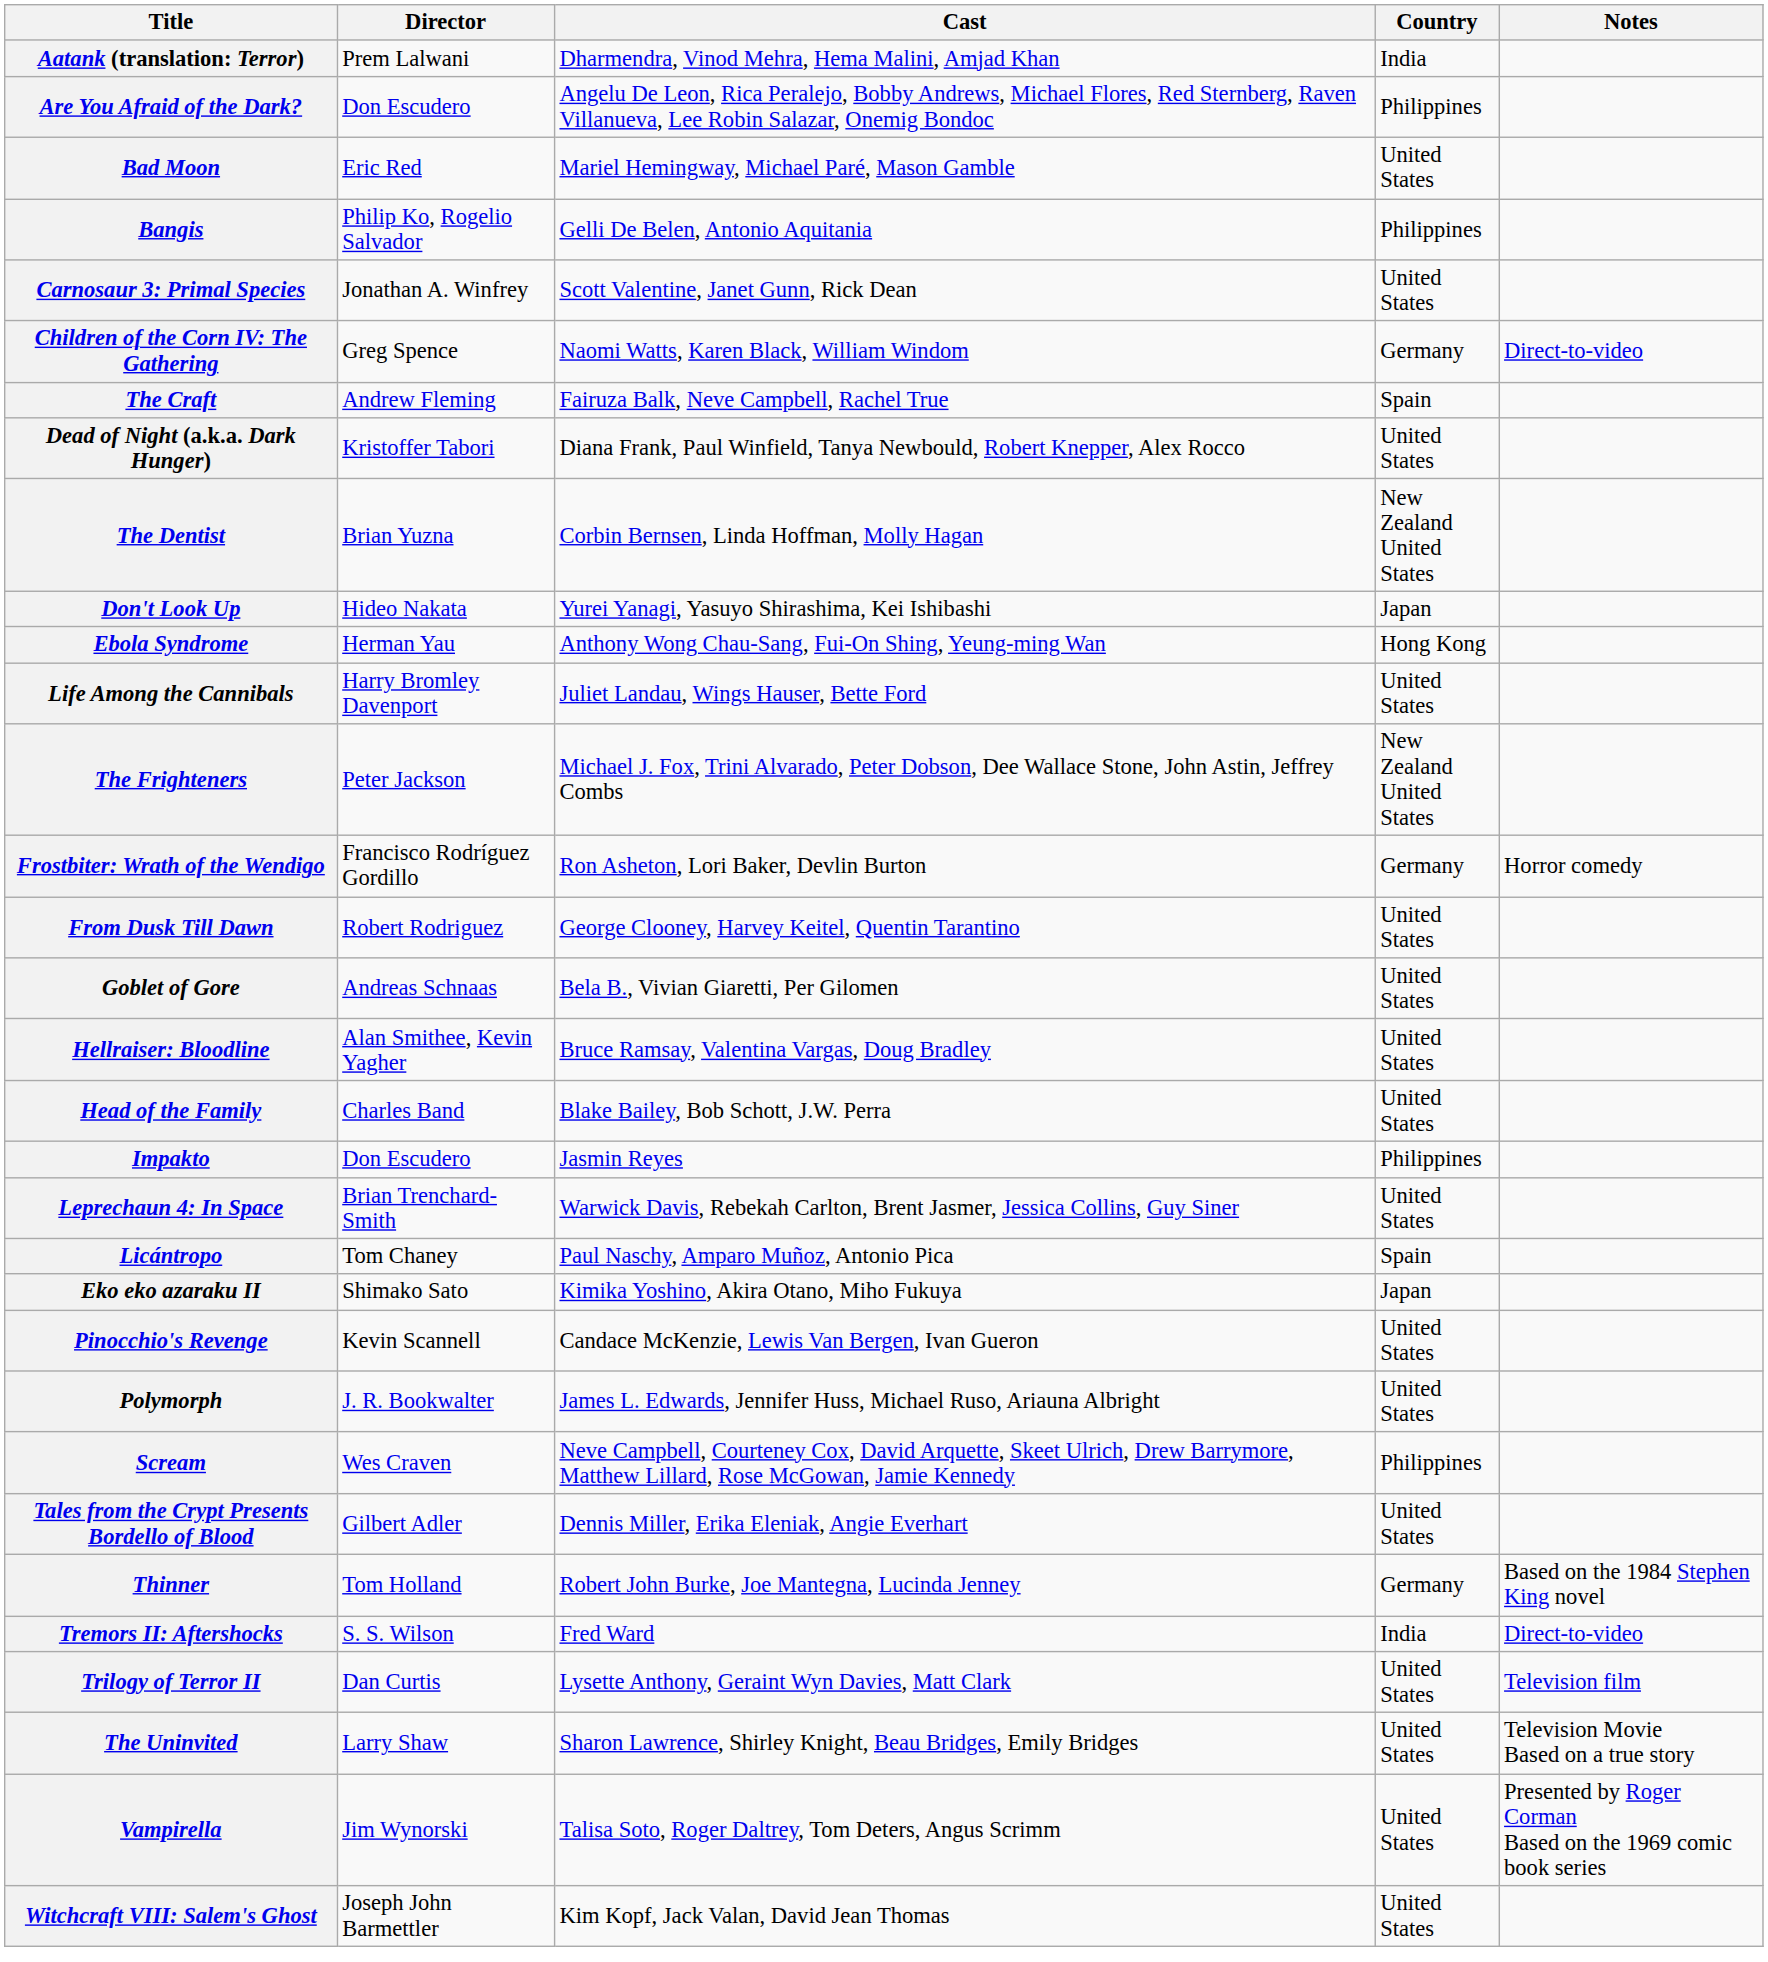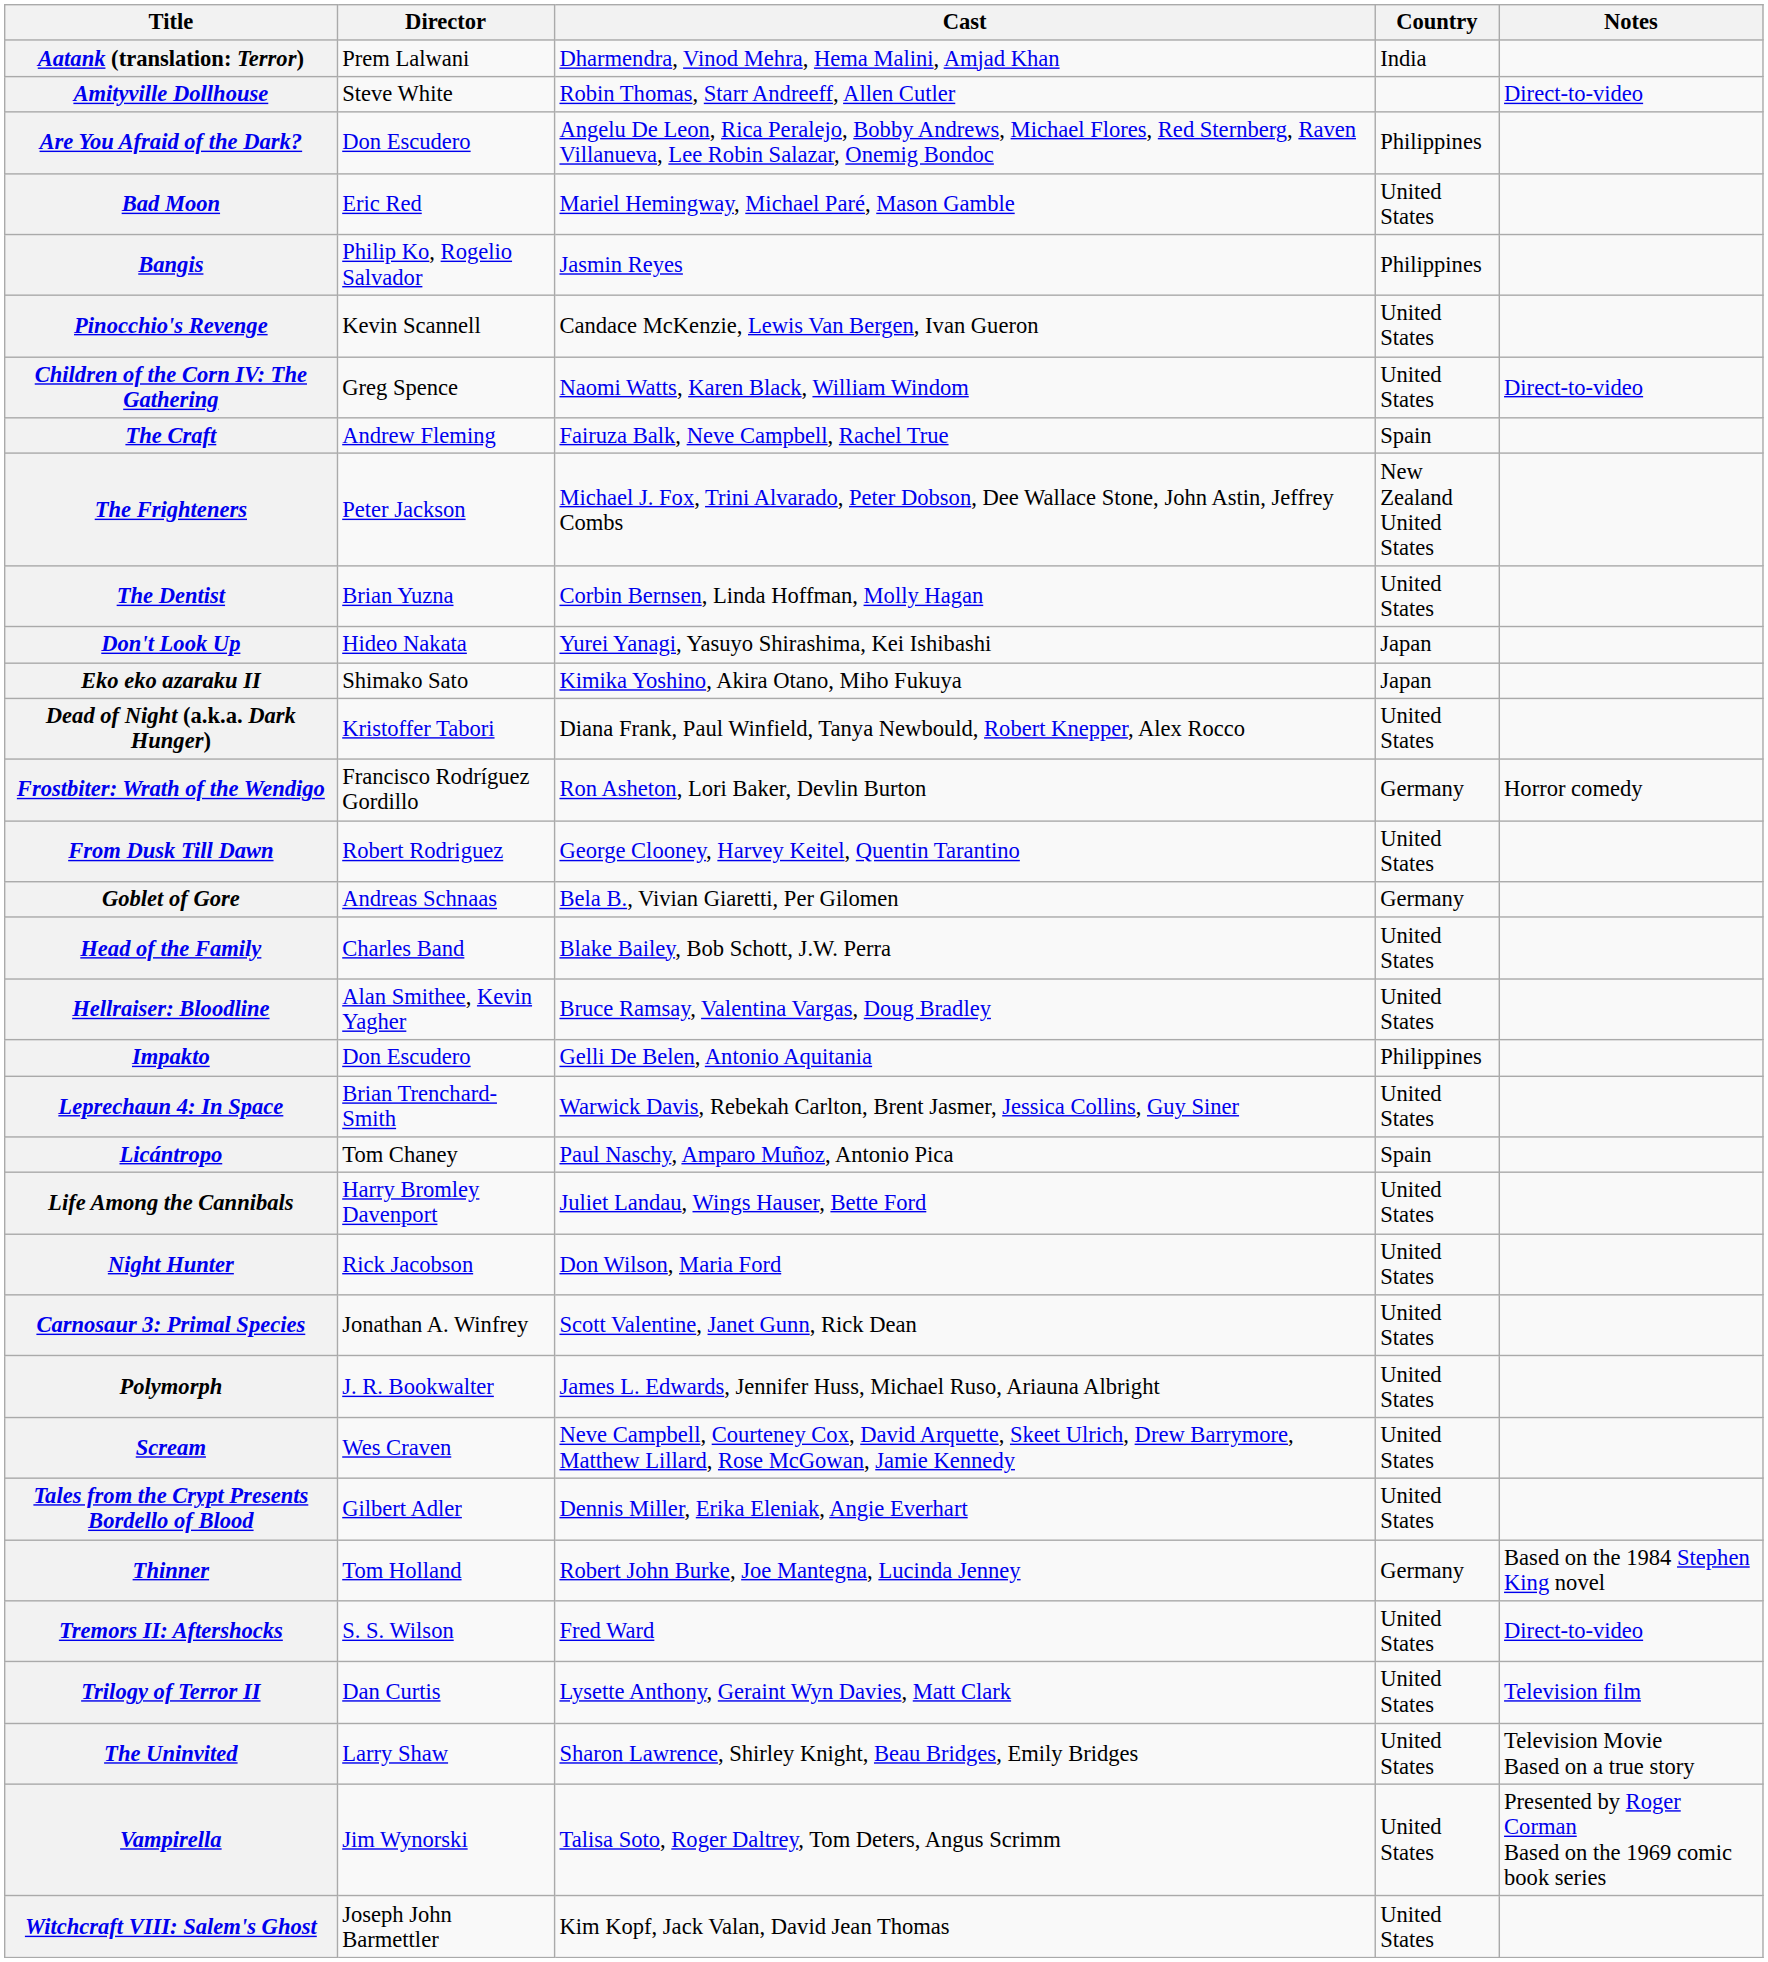+ row: (171, 93)
(716, 228) Gelli De Belen, Antonio Aquitania -> (621, 264) Jasmin Reyes
rows swapped: (171, 290) <-> (171, 1340)
(1422, 351) Germany -> (1411, 387) United States
rows swapped: (171, 448) <-> (171, 779)
(1416, 534) New Zealand United States -> (1411, 595) United States
- row: (171, 644)
rows swapped: (171, 1291) <-> (171, 692)
(1411, 988) United States -> (1422, 899) Germany
rows swapped: (171, 1110) <-> (171, 1049)
(621, 1159) Jasmin Reyes -> (716, 1057) Gelli De Belen, Antonio Aquitania
+ row: (171, 1264)
(1431, 1462) Philippines -> (1411, 1447) United States
(1403, 1633) India -> (1411, 1631) United States
